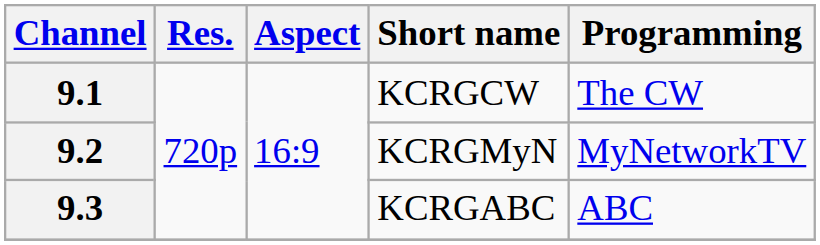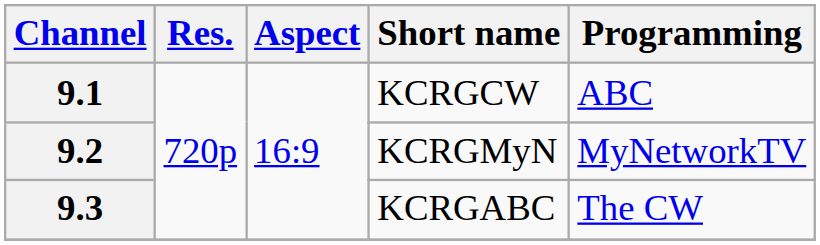(640, 92) The CW -> (615, 92) ABC
(615, 208) ABC -> (640, 208) The CW
